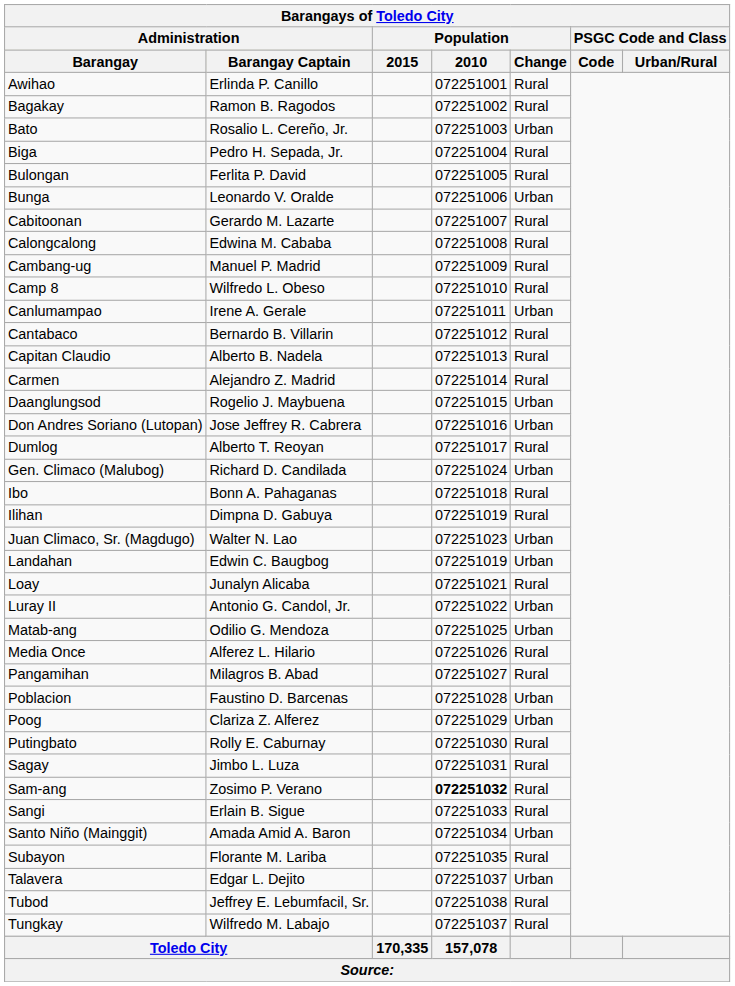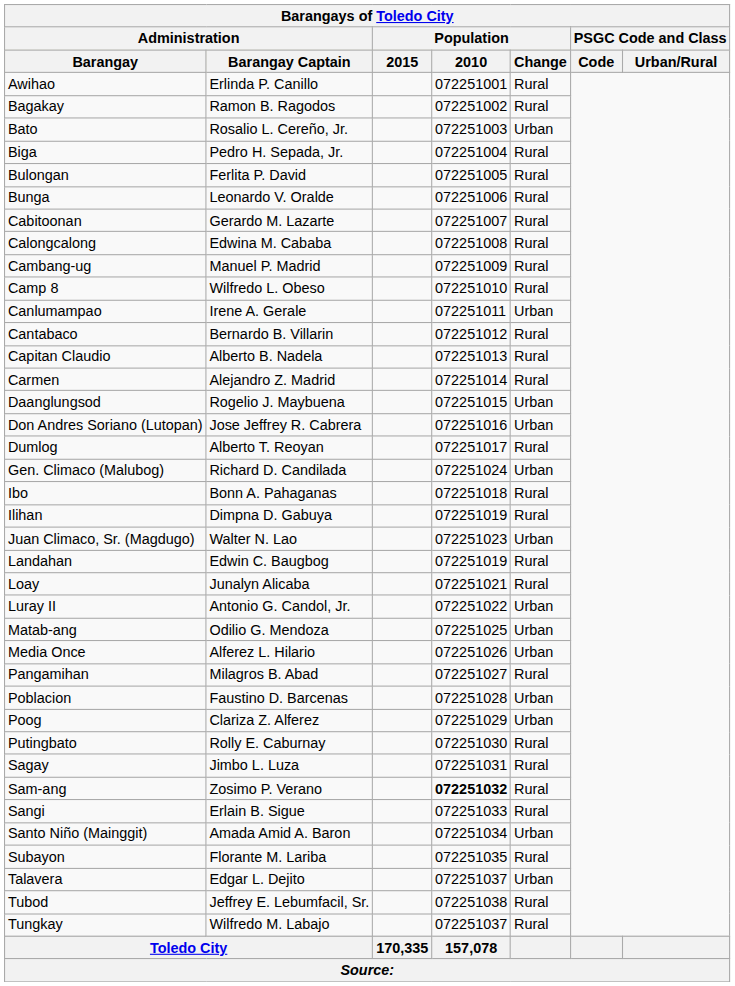(534, 197) Urban -> (531, 197) Rural
(534, 561) Urban -> (531, 561) Rural
(531, 652) Rural -> (534, 652) Urban
